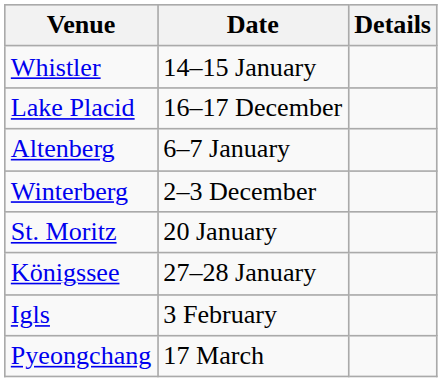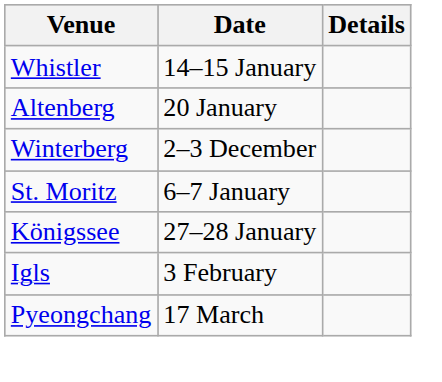- row: (73, 107)
(227, 149) 6–7 January -> (220, 107) 20 January
(220, 231) 20 January -> (227, 190) 6–7 January
